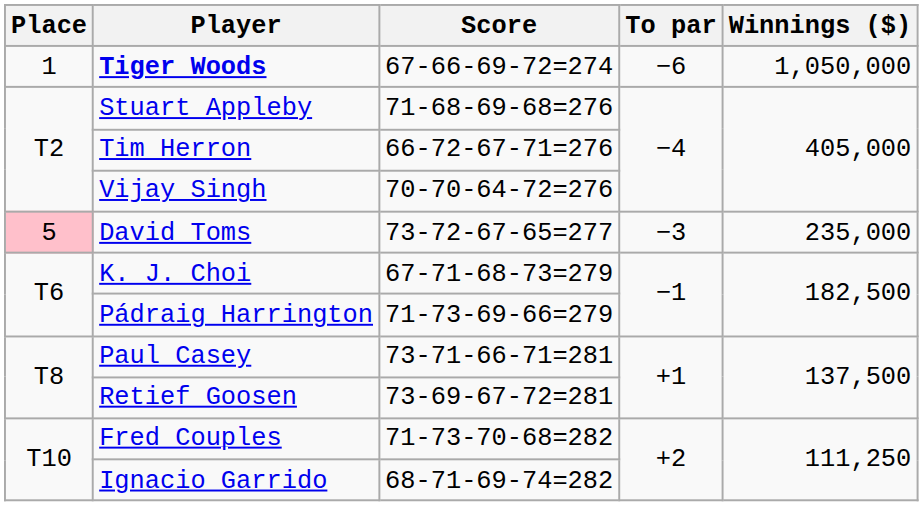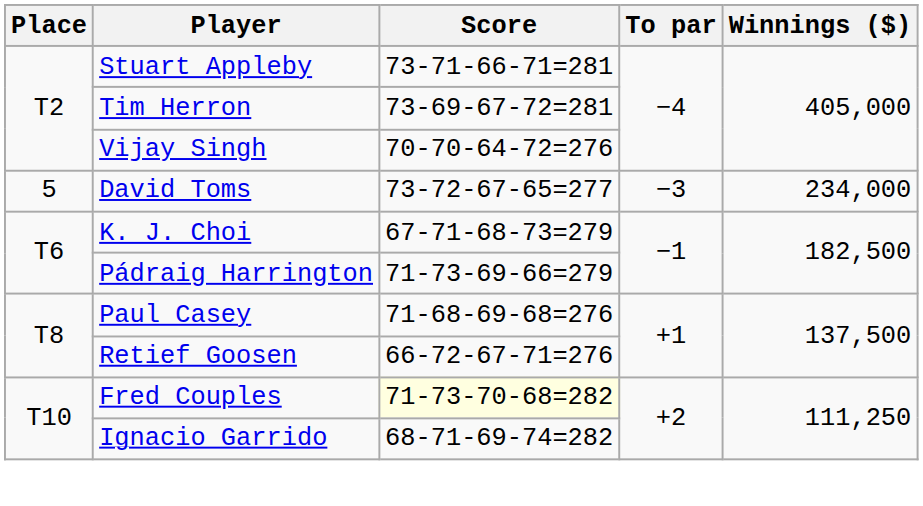- row: (183, 67)
(499, 108) 71-68-69-68=276 -> (499, 67) 73-71-66-71=281
(499, 150) 66-72-67-71=276 -> (499, 108) 73-69-67-72=281
(49, 232) pink background -> (49, 191) no background
(858, 232) 235,000 -> (858, 191) 234,000
(499, 356) 73-71-66-71=281 -> (499, 315) 71-68-69-68=276
(499, 397) 73-69-67-72=281 -> (499, 356) 66-72-67-71=276
(499, 439) no background -> (499, 397) lightyellow background
